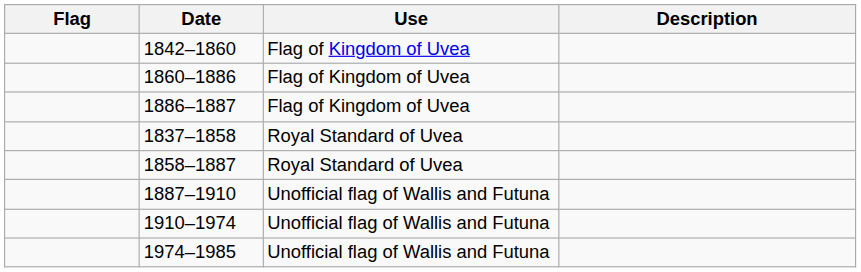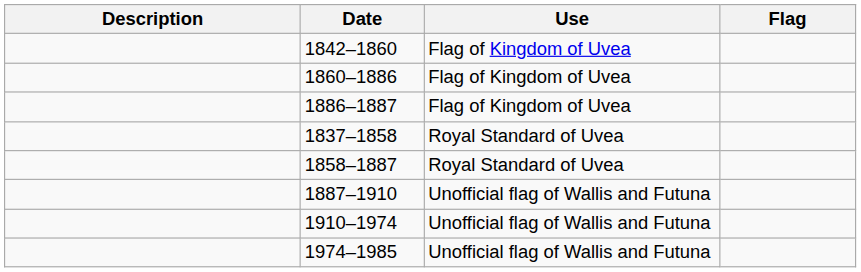columns swapped: (72, 19) <-> (707, 19)
